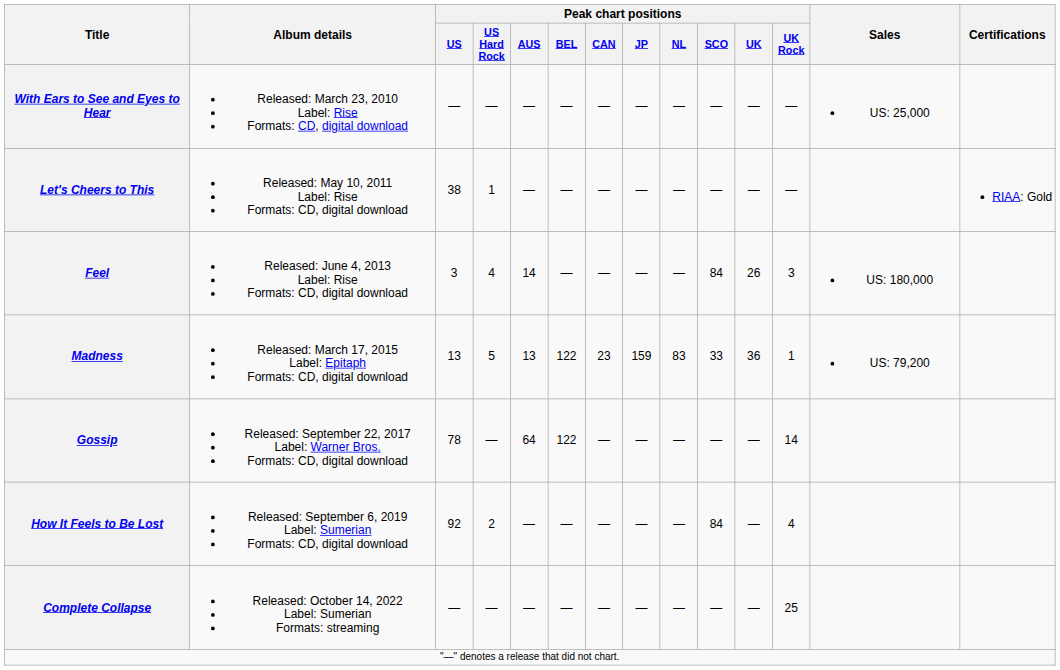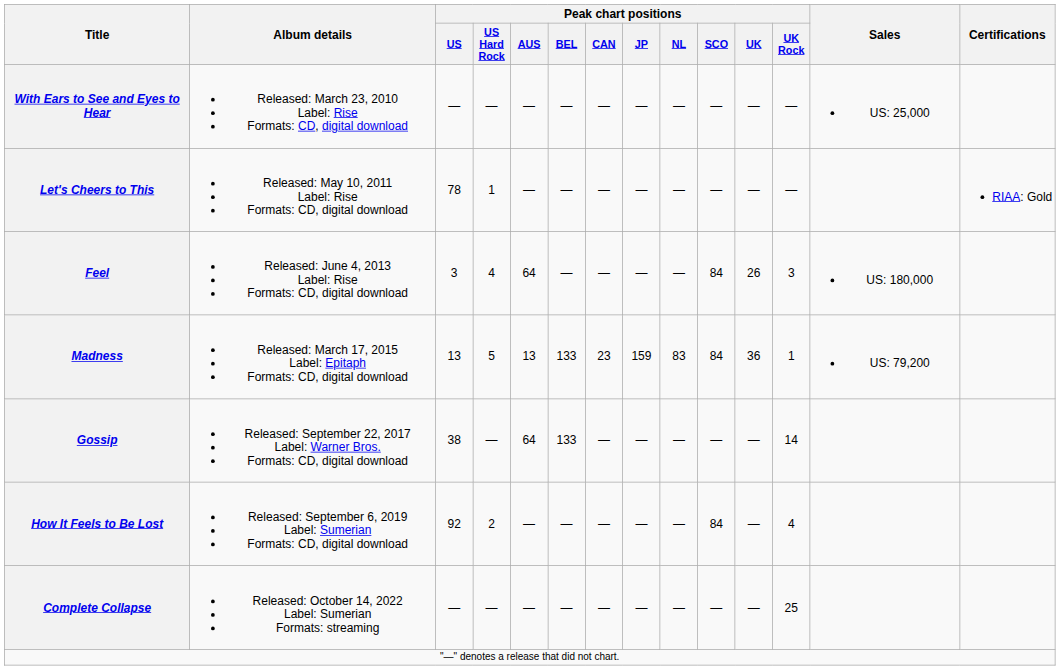(454, 189) 38 -> (454, 189) 78
(529, 273) 14 -> (529, 273) 64
(567, 356) 122 -> (567, 356) 133
(716, 356) 33 -> (716, 356) 84
(454, 440) 78 -> (454, 440) 38
(567, 440) 122 -> (567, 440) 133
